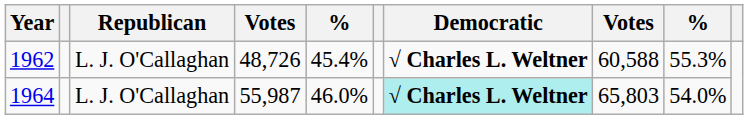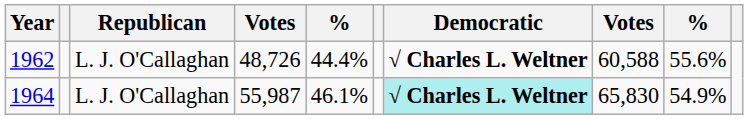(339, 59) 45.4% -> (339, 59) 44.4%
(698, 59) 55.3% -> (698, 59) 55.6%
(339, 95) 46.0% -> (339, 95) 46.1%
(628, 95) 65,803 -> (628, 95) 65,830
(698, 95) 54.0% -> (698, 95) 54.9%
